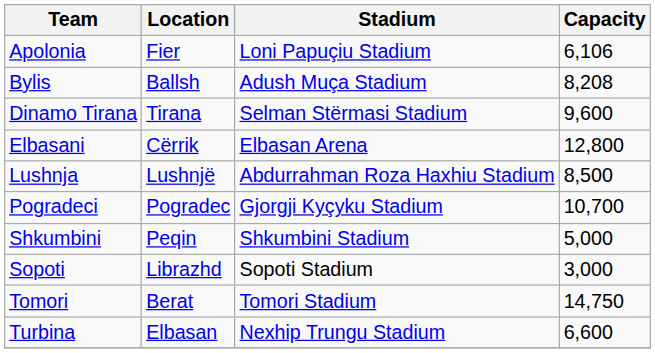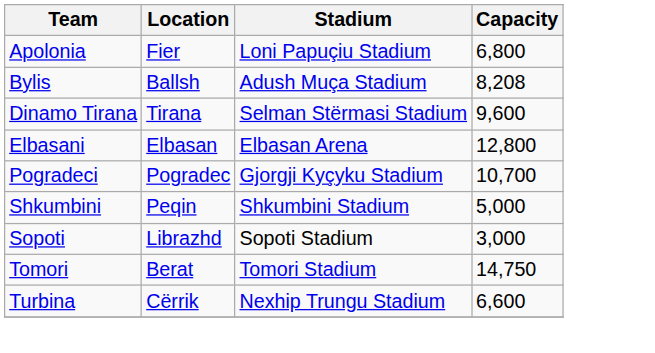(588, 51) 6,106 -> (501, 51) 6,800
(172, 144) Cërrik -> (182, 144) Elbasan
- row: (44, 176)
(182, 332) Elbasan -> (172, 301) Cërrik
